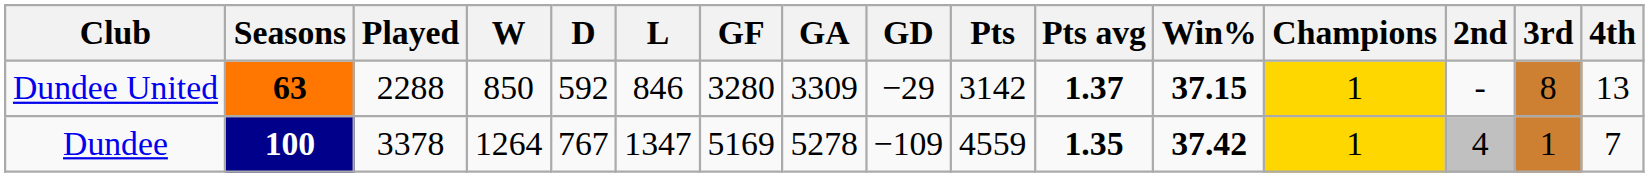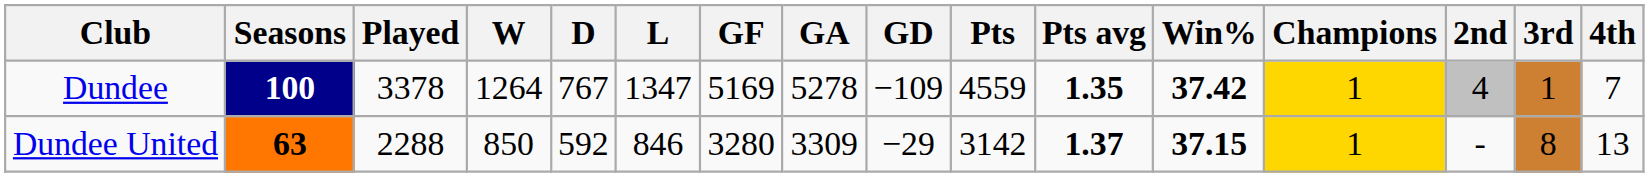rows swapped: (115, 143) <-> (115, 88)
